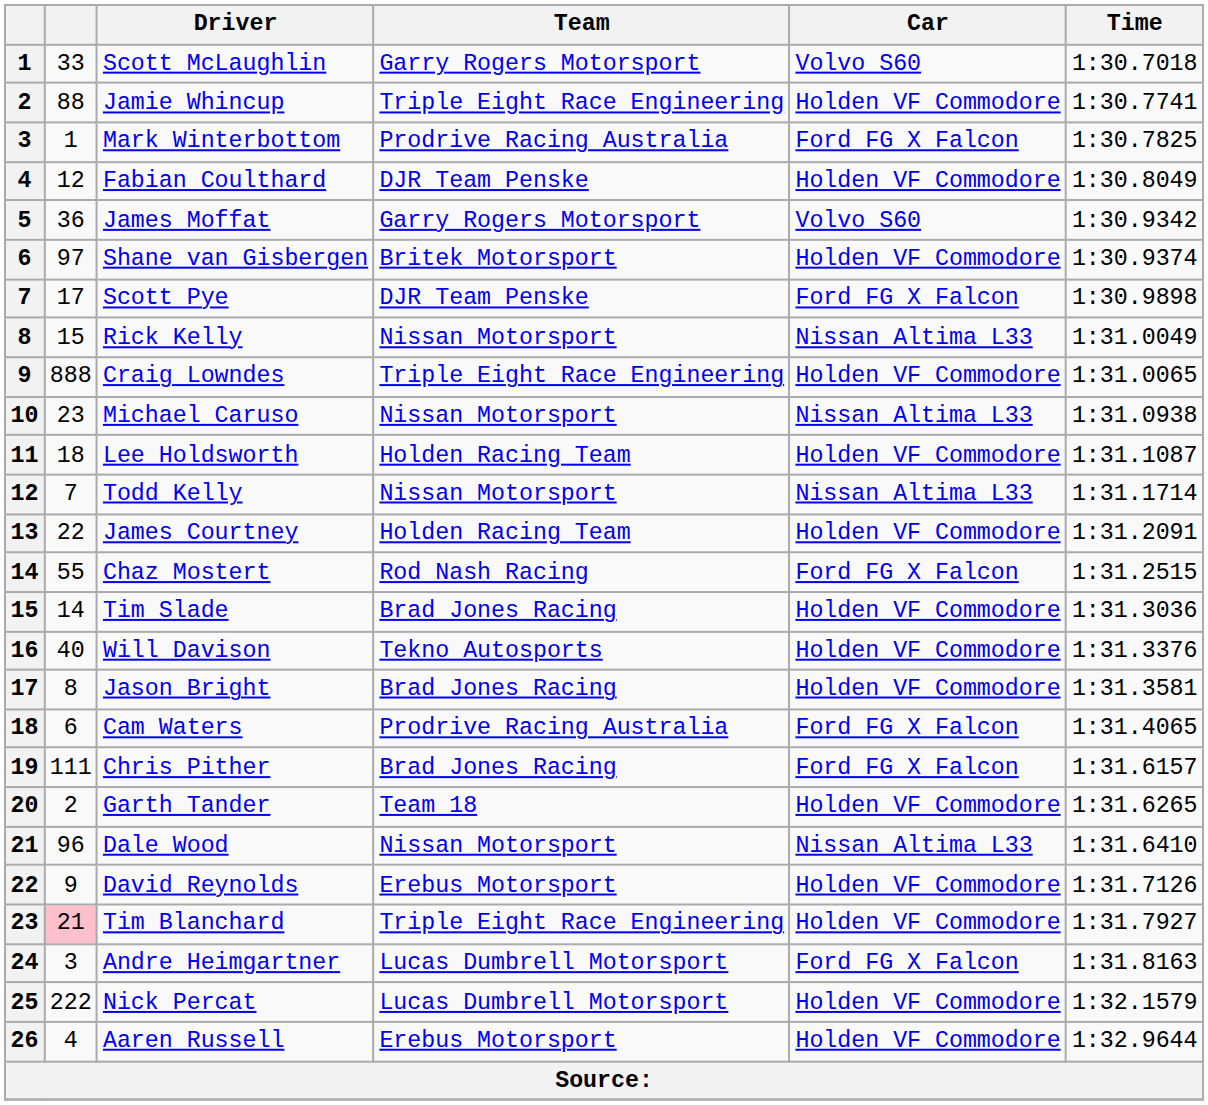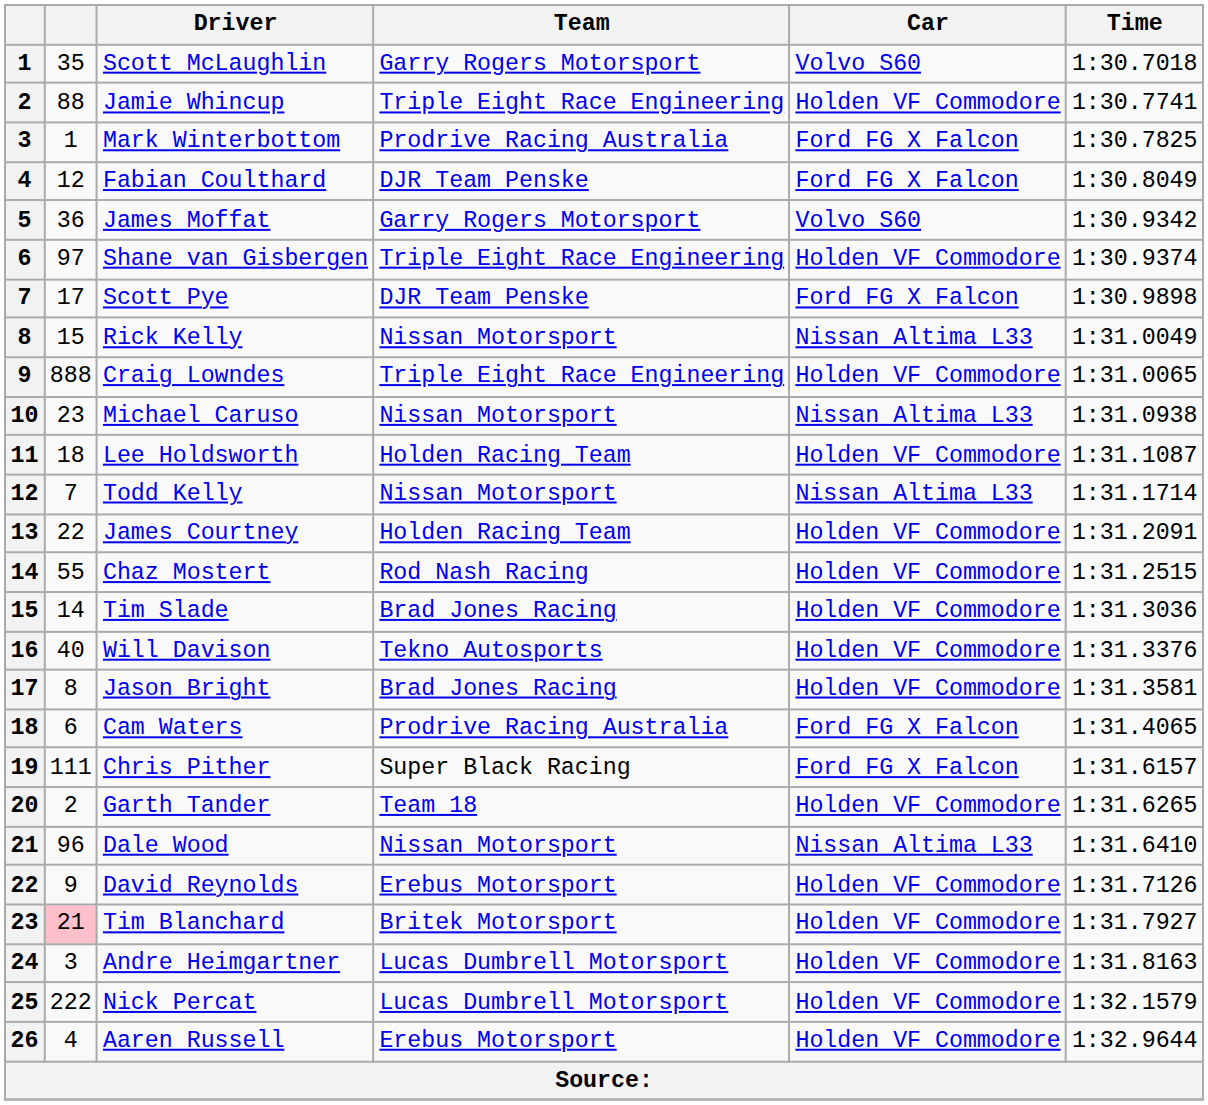(71, 63) 33 -> (71, 63) 35
(928, 181) Holden VF Commodore -> (907, 181) Ford FG X Falcon
(498, 259) Britek Motorsport -> (582, 259) Triple Eight Race Engineering
(907, 572) Ford FG X Falcon -> (928, 572) Holden VF Commodore
(498, 767) Brad Jones Racing -> (505, 767) Super Black Racing
(582, 924) Triple Eight Race Engineering -> (498, 924) Britek Motorsport
(907, 963) Ford FG X Falcon -> (928, 963) Holden VF Commodore
